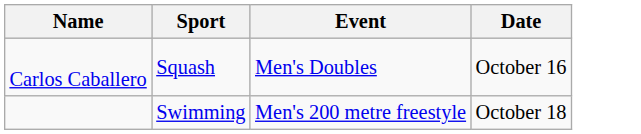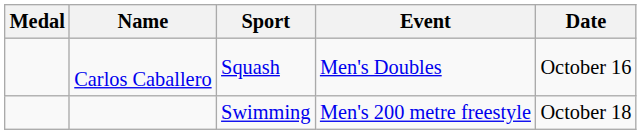+ column: (37, 21)
